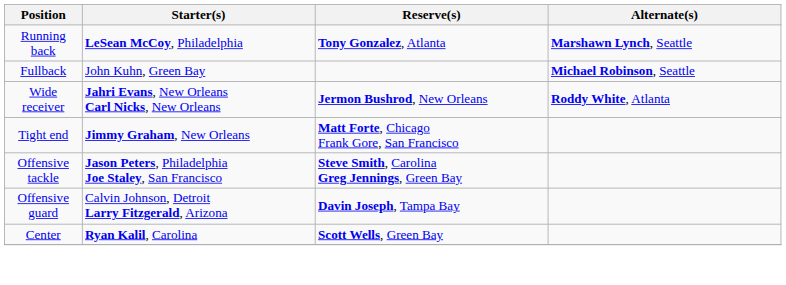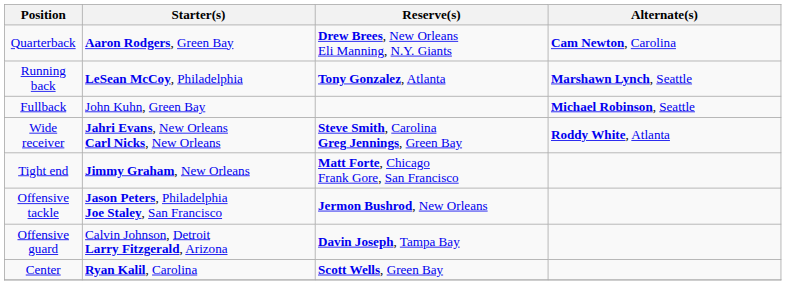+ row: (43, 43)
(403, 99) Jermon Bushrod, New Orleans -> (390, 135) Steve Smith, Carolina Greg Jennings, Green Bay
(390, 170) Steve Smith, Carolina Greg Jennings, Green Bay -> (403, 206) Jermon Bushrod, New Orleans
